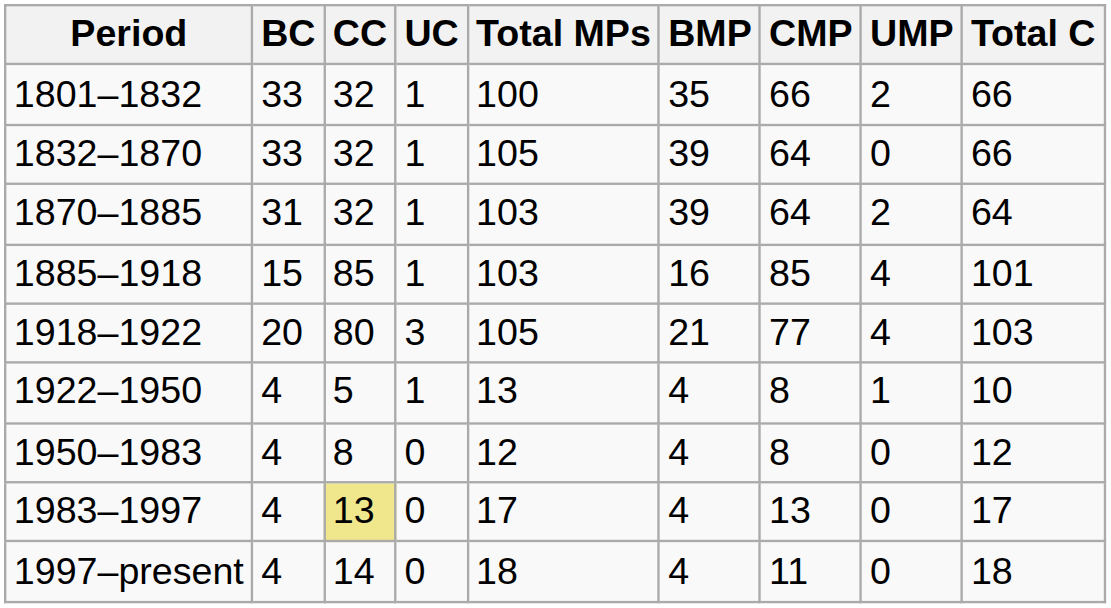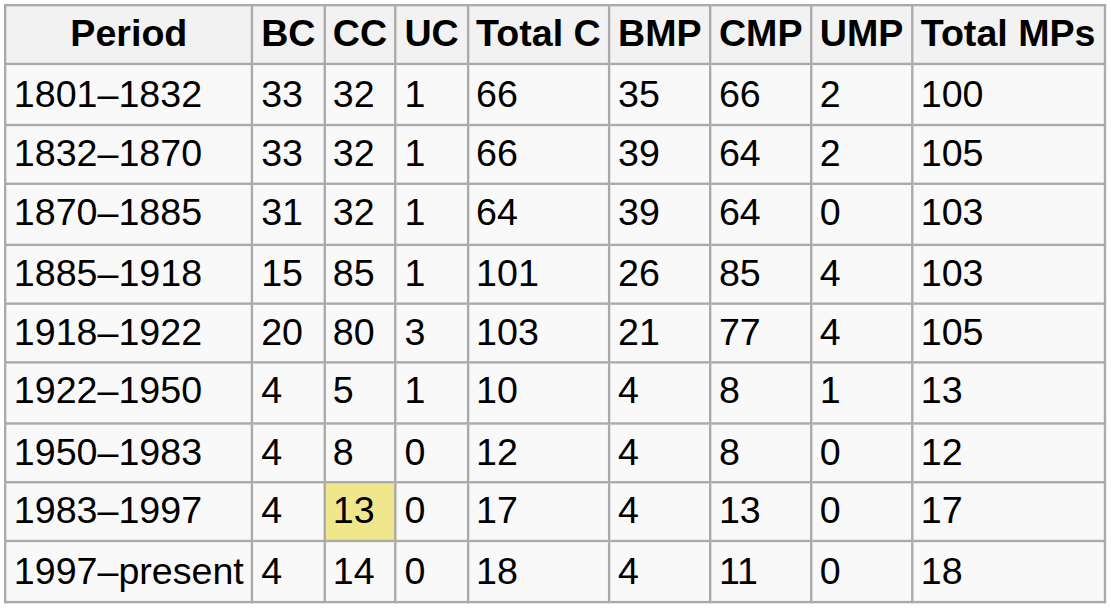columns swapped: (1033, 34) <-> (563, 34)
(880, 153) 0 -> (830, 153) 2
(880, 213) 2 -> (830, 213) 0
(689, 272) 16 -> (639, 272) 26
